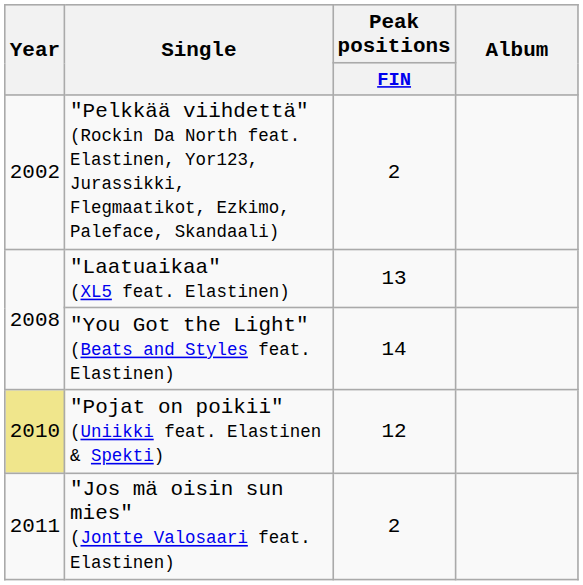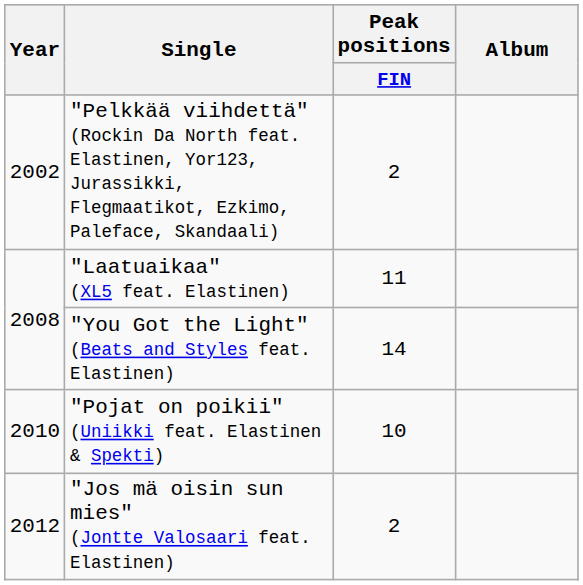(394, 279) 13 -> (394, 279) 11
(35, 431) khaki background -> (35, 431) no background
(394, 431) 12 -> (394, 431) 10
(35, 526) 2011 -> (35, 526) 2012
